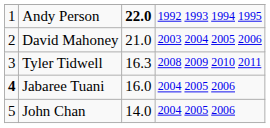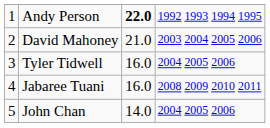(138, 63) 16.3 -> (138, 63) 16.0
(209, 63) 2008 2009 2010 2011 -> (196, 63) 2004 2005 2006
(12, 87) bold -> (12, 87) normal
(196, 87) 2004 2005 2006 -> (209, 87) 2008 2009 2010 2011
